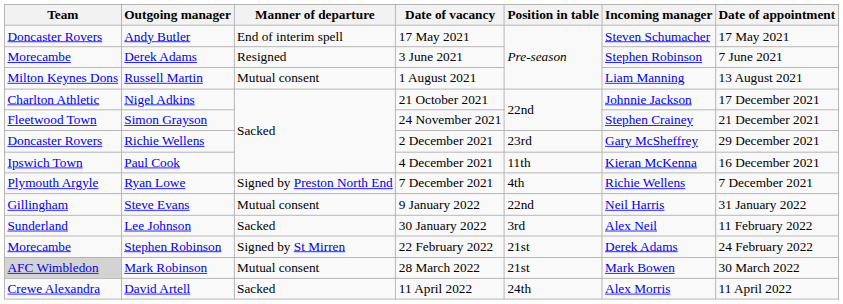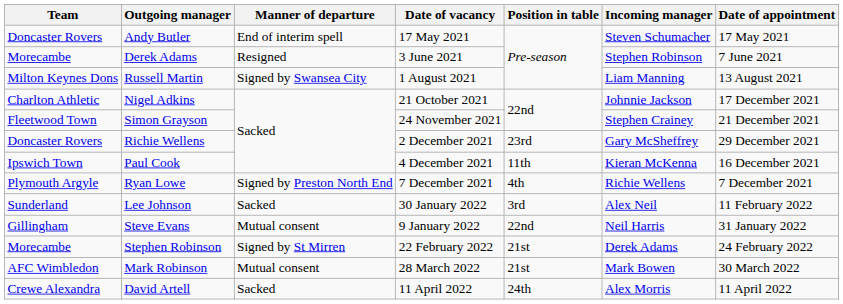(278, 78) Mutual consent -> (302, 78) Signed by Swansea City
rows swapped: (157, 204) <-> (158, 225)
(53, 267) lightgrey background -> (53, 267) no background
